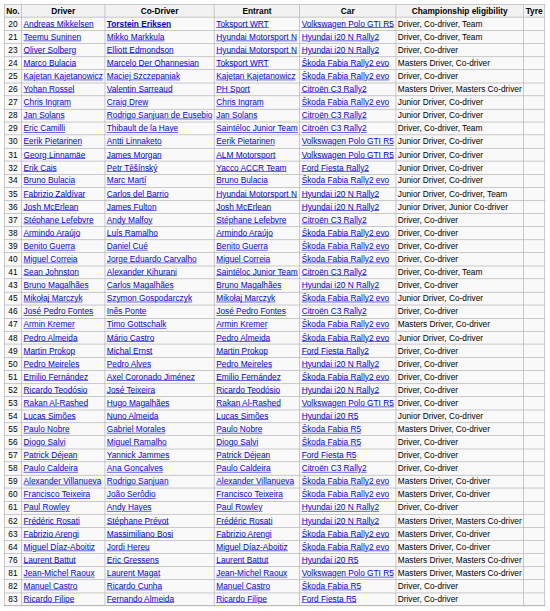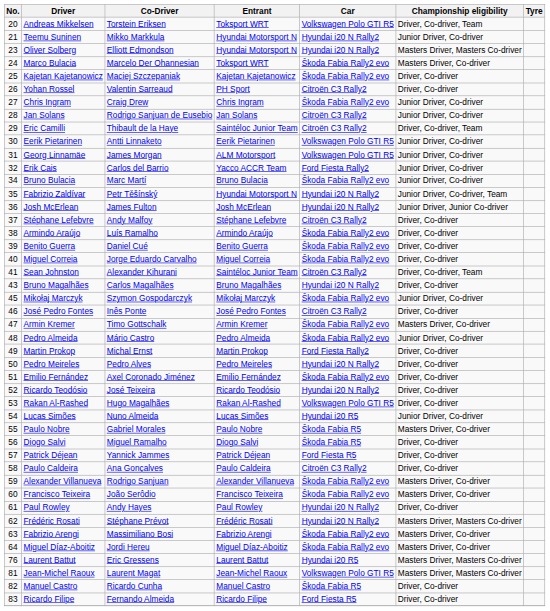(139, 24) bold -> (136, 24) normal
(440, 37) Driver, Co-driver, Team -> (440, 37) Junior Driver, Co-driver
(428, 50) Driver, Co-driver -> (460, 50) Masters Driver, Masters Co-driver
(460, 89) Masters Driver, Masters Co-driver -> (428, 89) Driver, Co-driver
(132, 167) Petr Těšínský -> (138, 167) Carlos del Barrio
(138, 194) Carlos del Barrio -> (132, 194) Petr Těšínský
